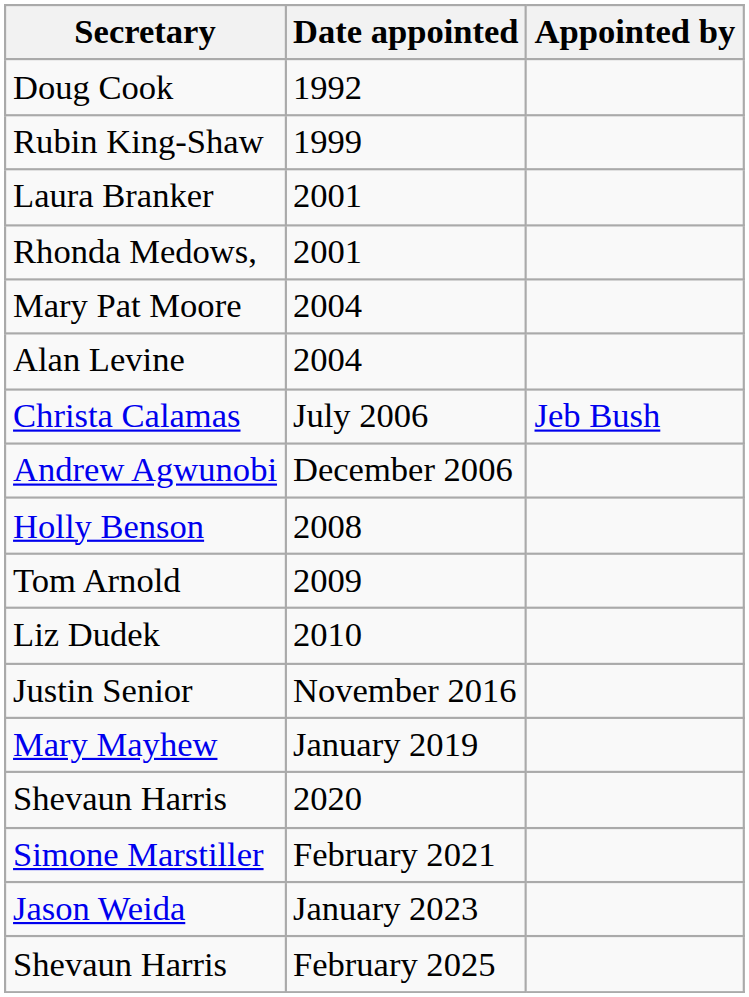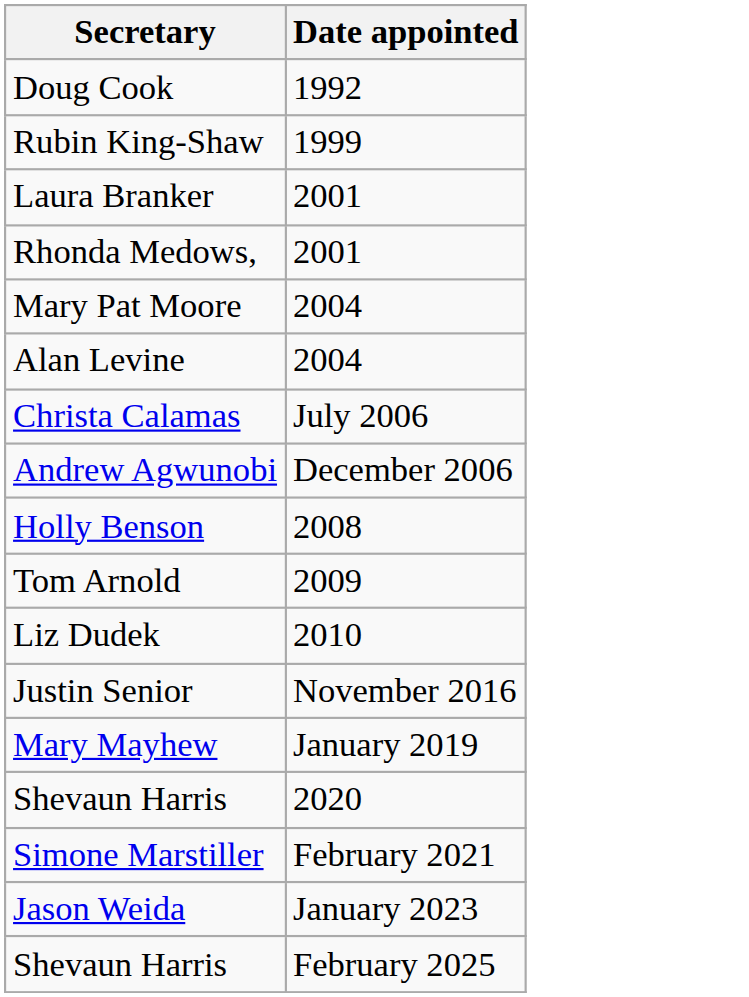- column: (635, 31)
